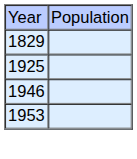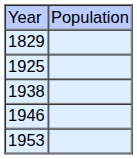+ row: (26, 91)
